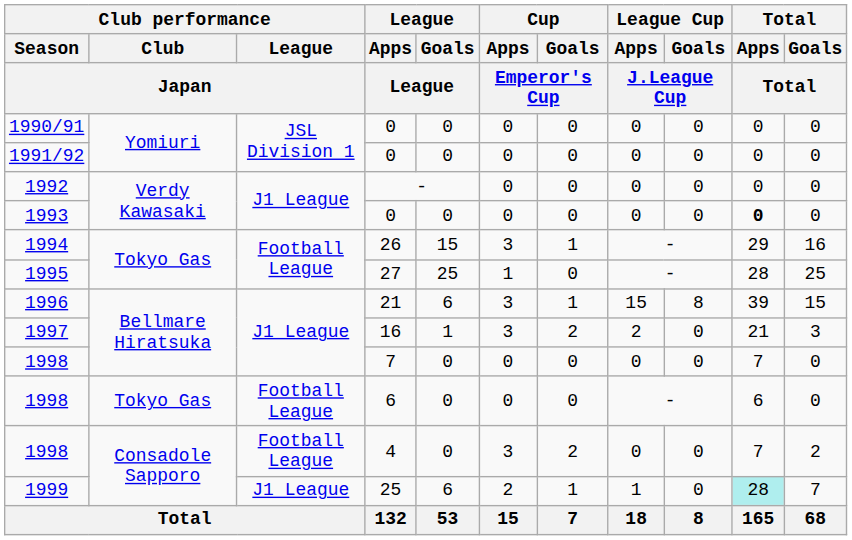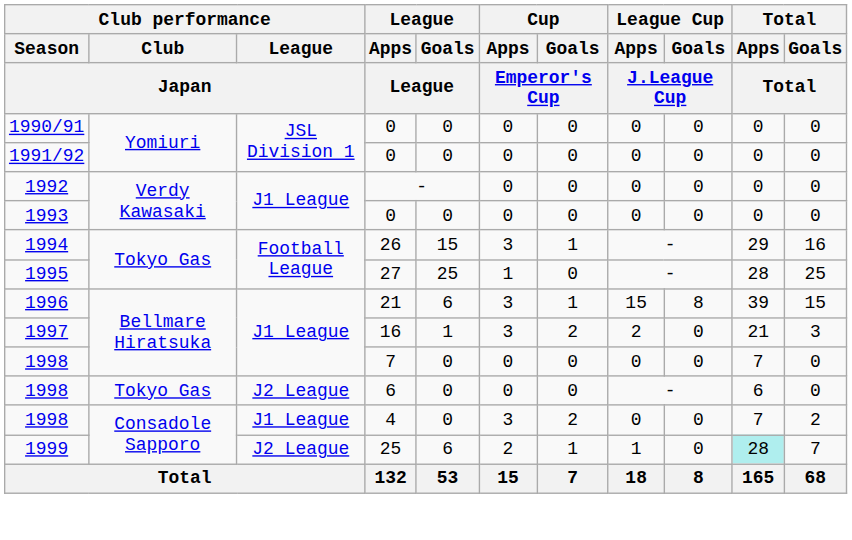(758, 215) bold -> (758, 215) normal
(301, 401) Football League -> (301, 391) J2 League
(301, 451) Football League -> (301, 420) J1 League
(301, 491) J1 League -> (301, 449) J2 League
